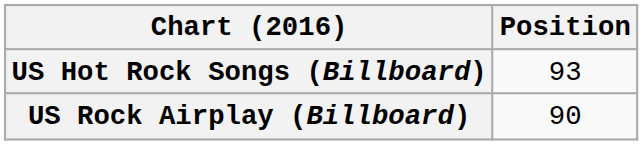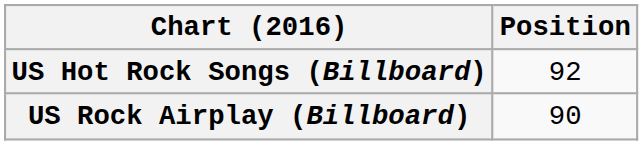(565, 72) 93 -> (565, 72) 92
